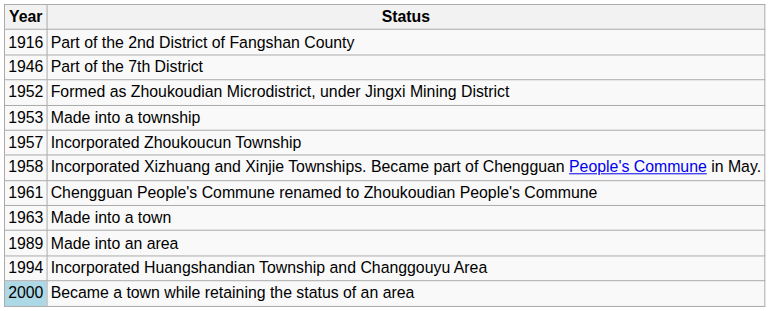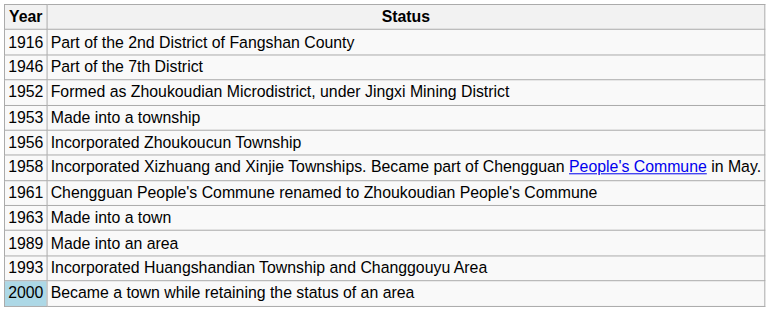(26, 142) 1957 -> (26, 142) 1956
(26, 268) 1994 -> (26, 268) 1993
